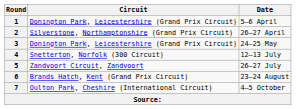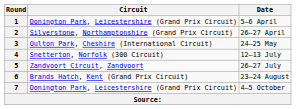(133, 44) Donington Park, Leicestershire (Grand Prix Circuit) -> (121, 44) Oulton Park, Cheshire (International Circuit)
(121, 88) Oulton Park, Cheshire (International Circuit) -> (133, 88) Donington Park, Leicestershire (Grand Prix Circuit)
